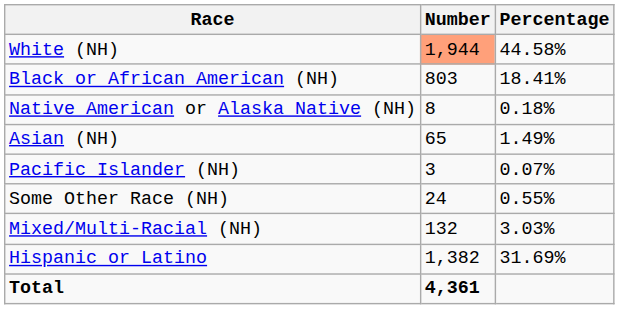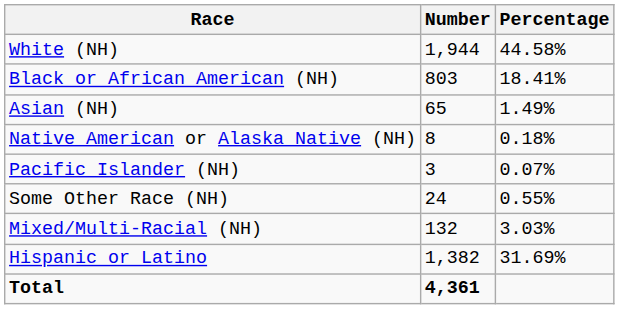(452, 50) lightsalmon background -> (452, 50) no background
rows swapped: (213, 109) <-> (64, 139)
